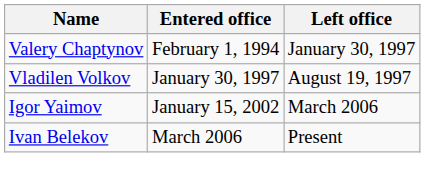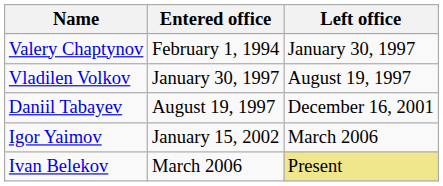+ row: (66, 107)
(315, 136) no background -> (315, 166) khaki background
